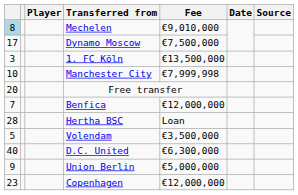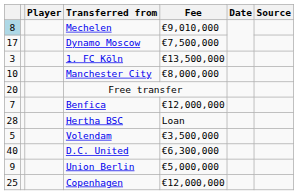(190, 74) €7,999,998 -> (190, 74) €8,000,000
(12, 182) 23 -> (12, 182) 25
